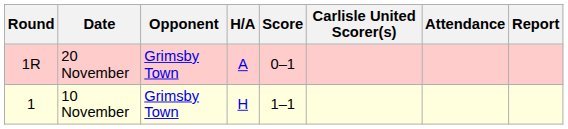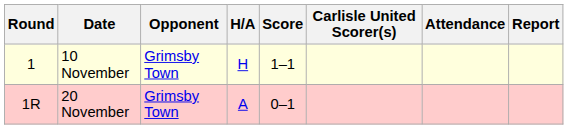rows swapped: (95, 104) <-> (95, 64)
